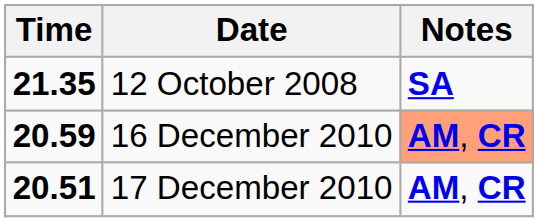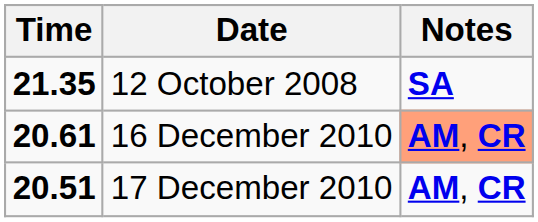(54, 135) 20.59 -> (54, 135) 20.61
